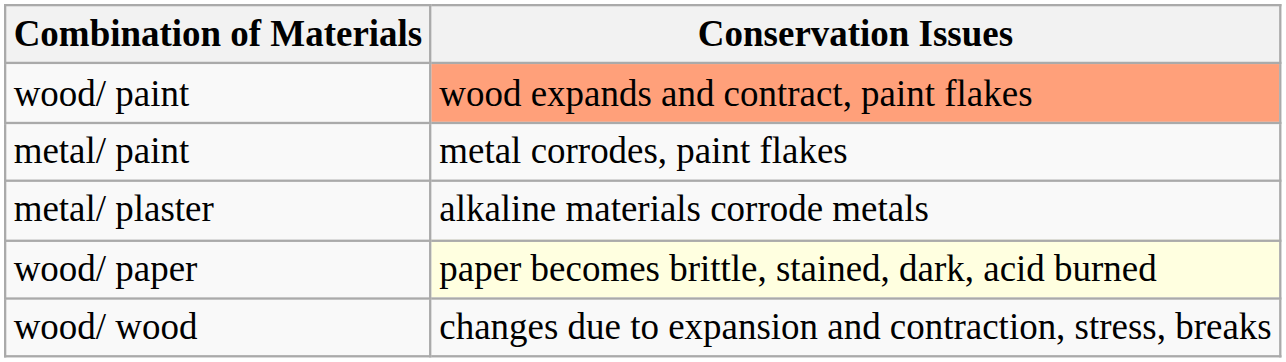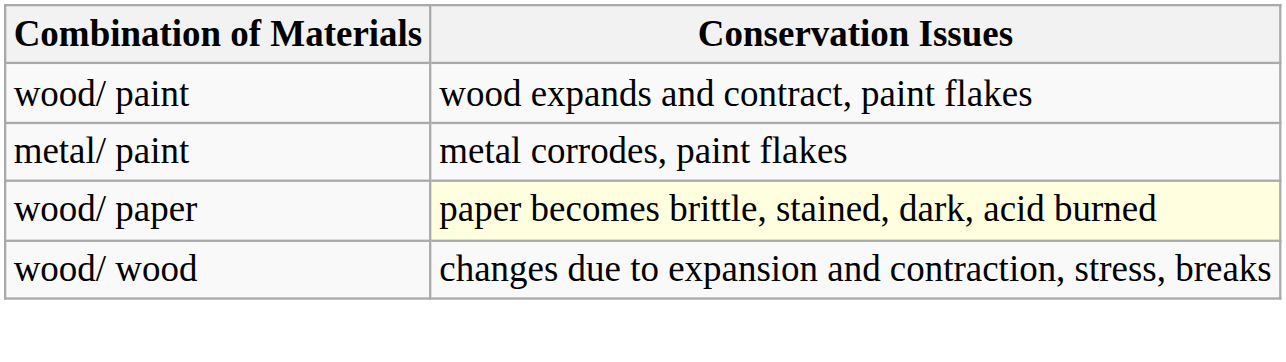(736, 92) lightsalmon background -> (736, 92) no background
- row: (114, 209)
